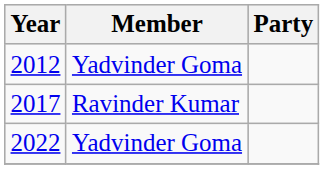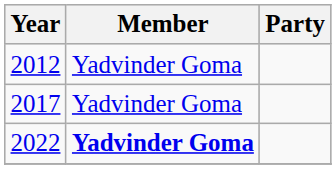(155, 103) Ravinder Kumar -> (157, 103) Yadvinder Goma
(157, 143) normal -> (163, 143) bold
